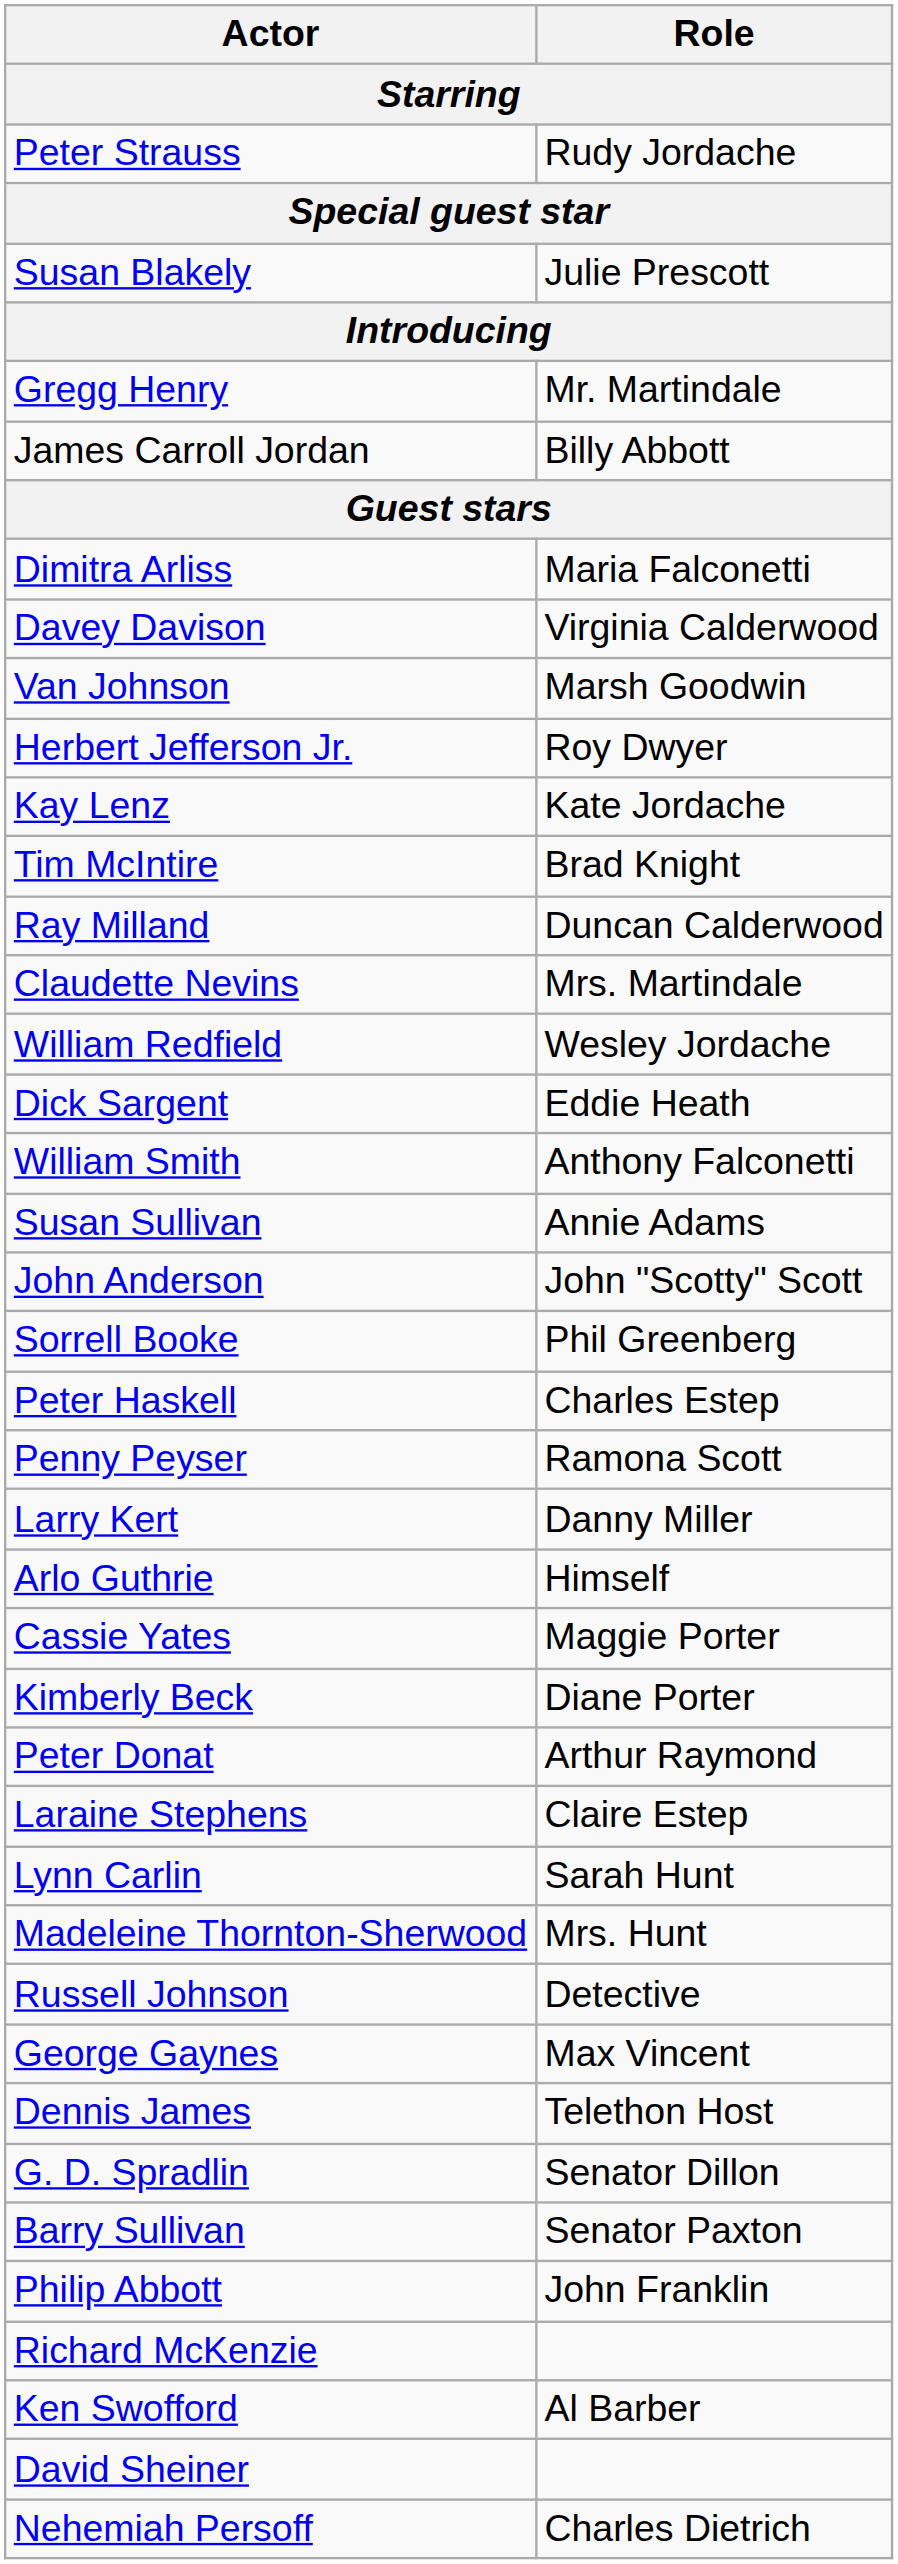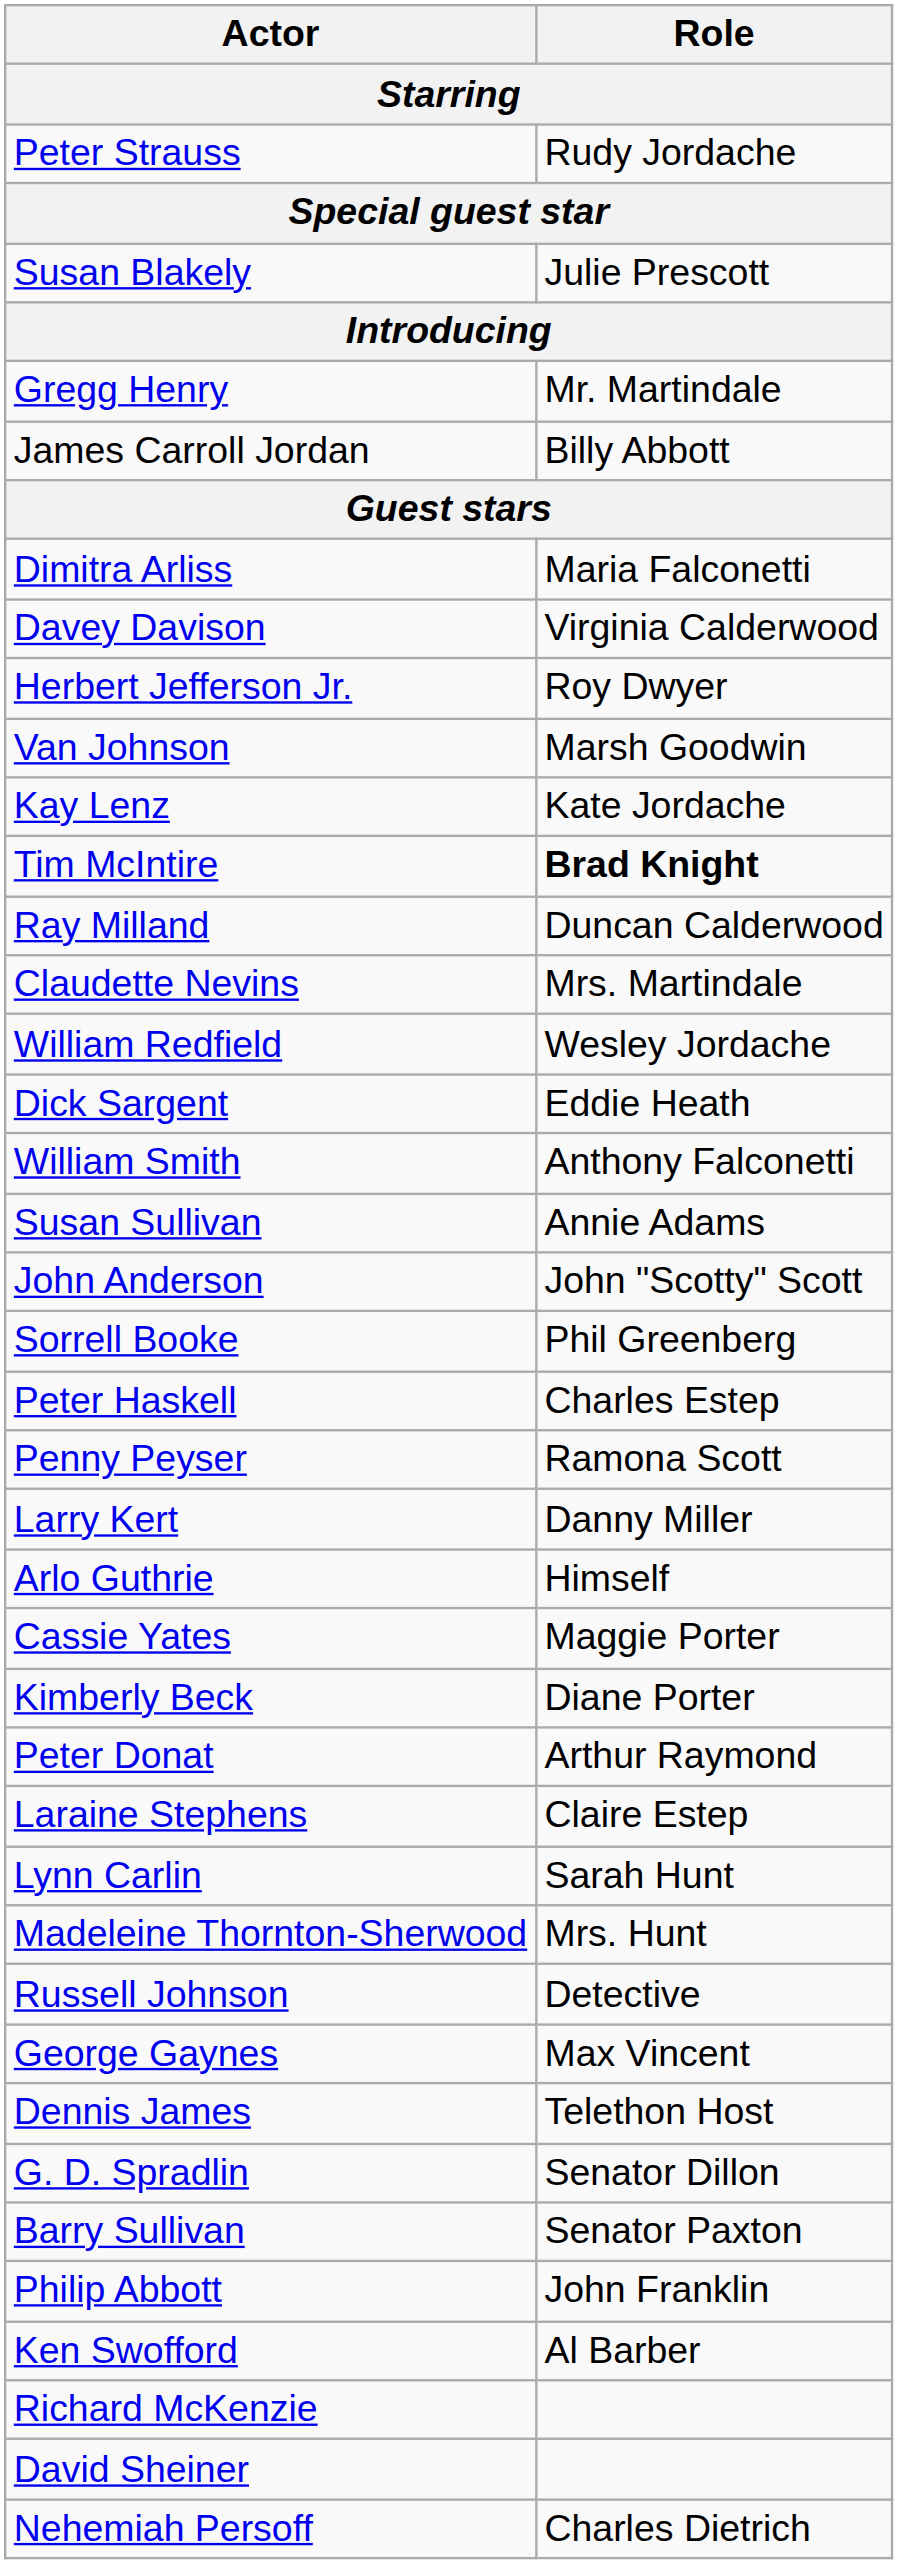rows swapped: (183, 746) <-> (122, 687)
(642, 865) normal -> (652, 865) bold
rows swapped: (126, 2409) <-> (166, 2349)
